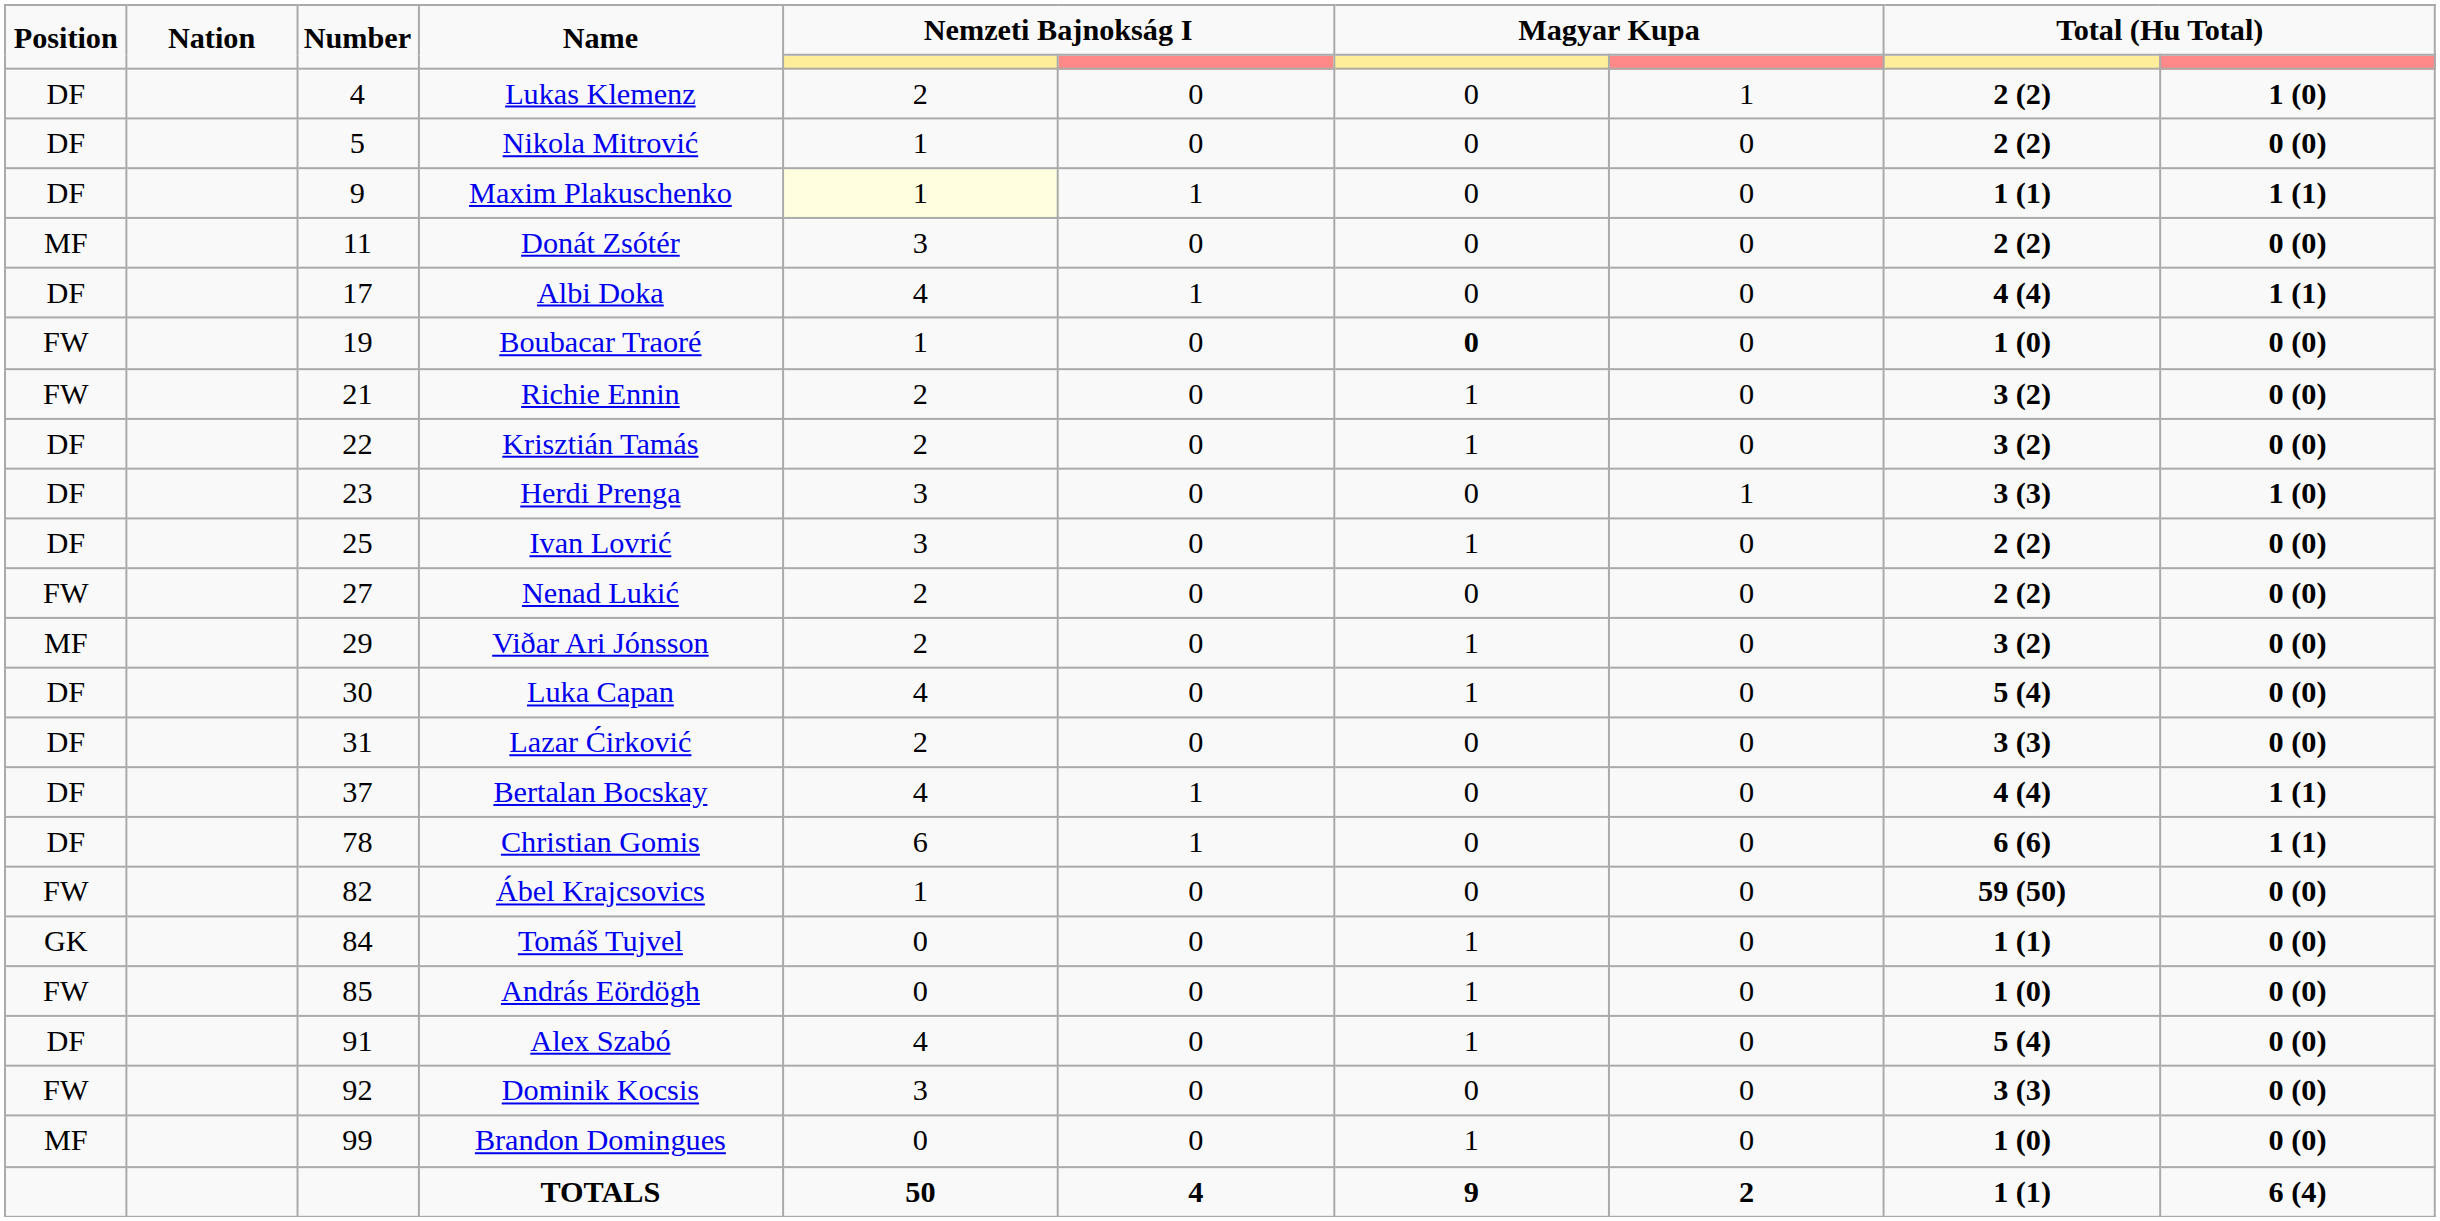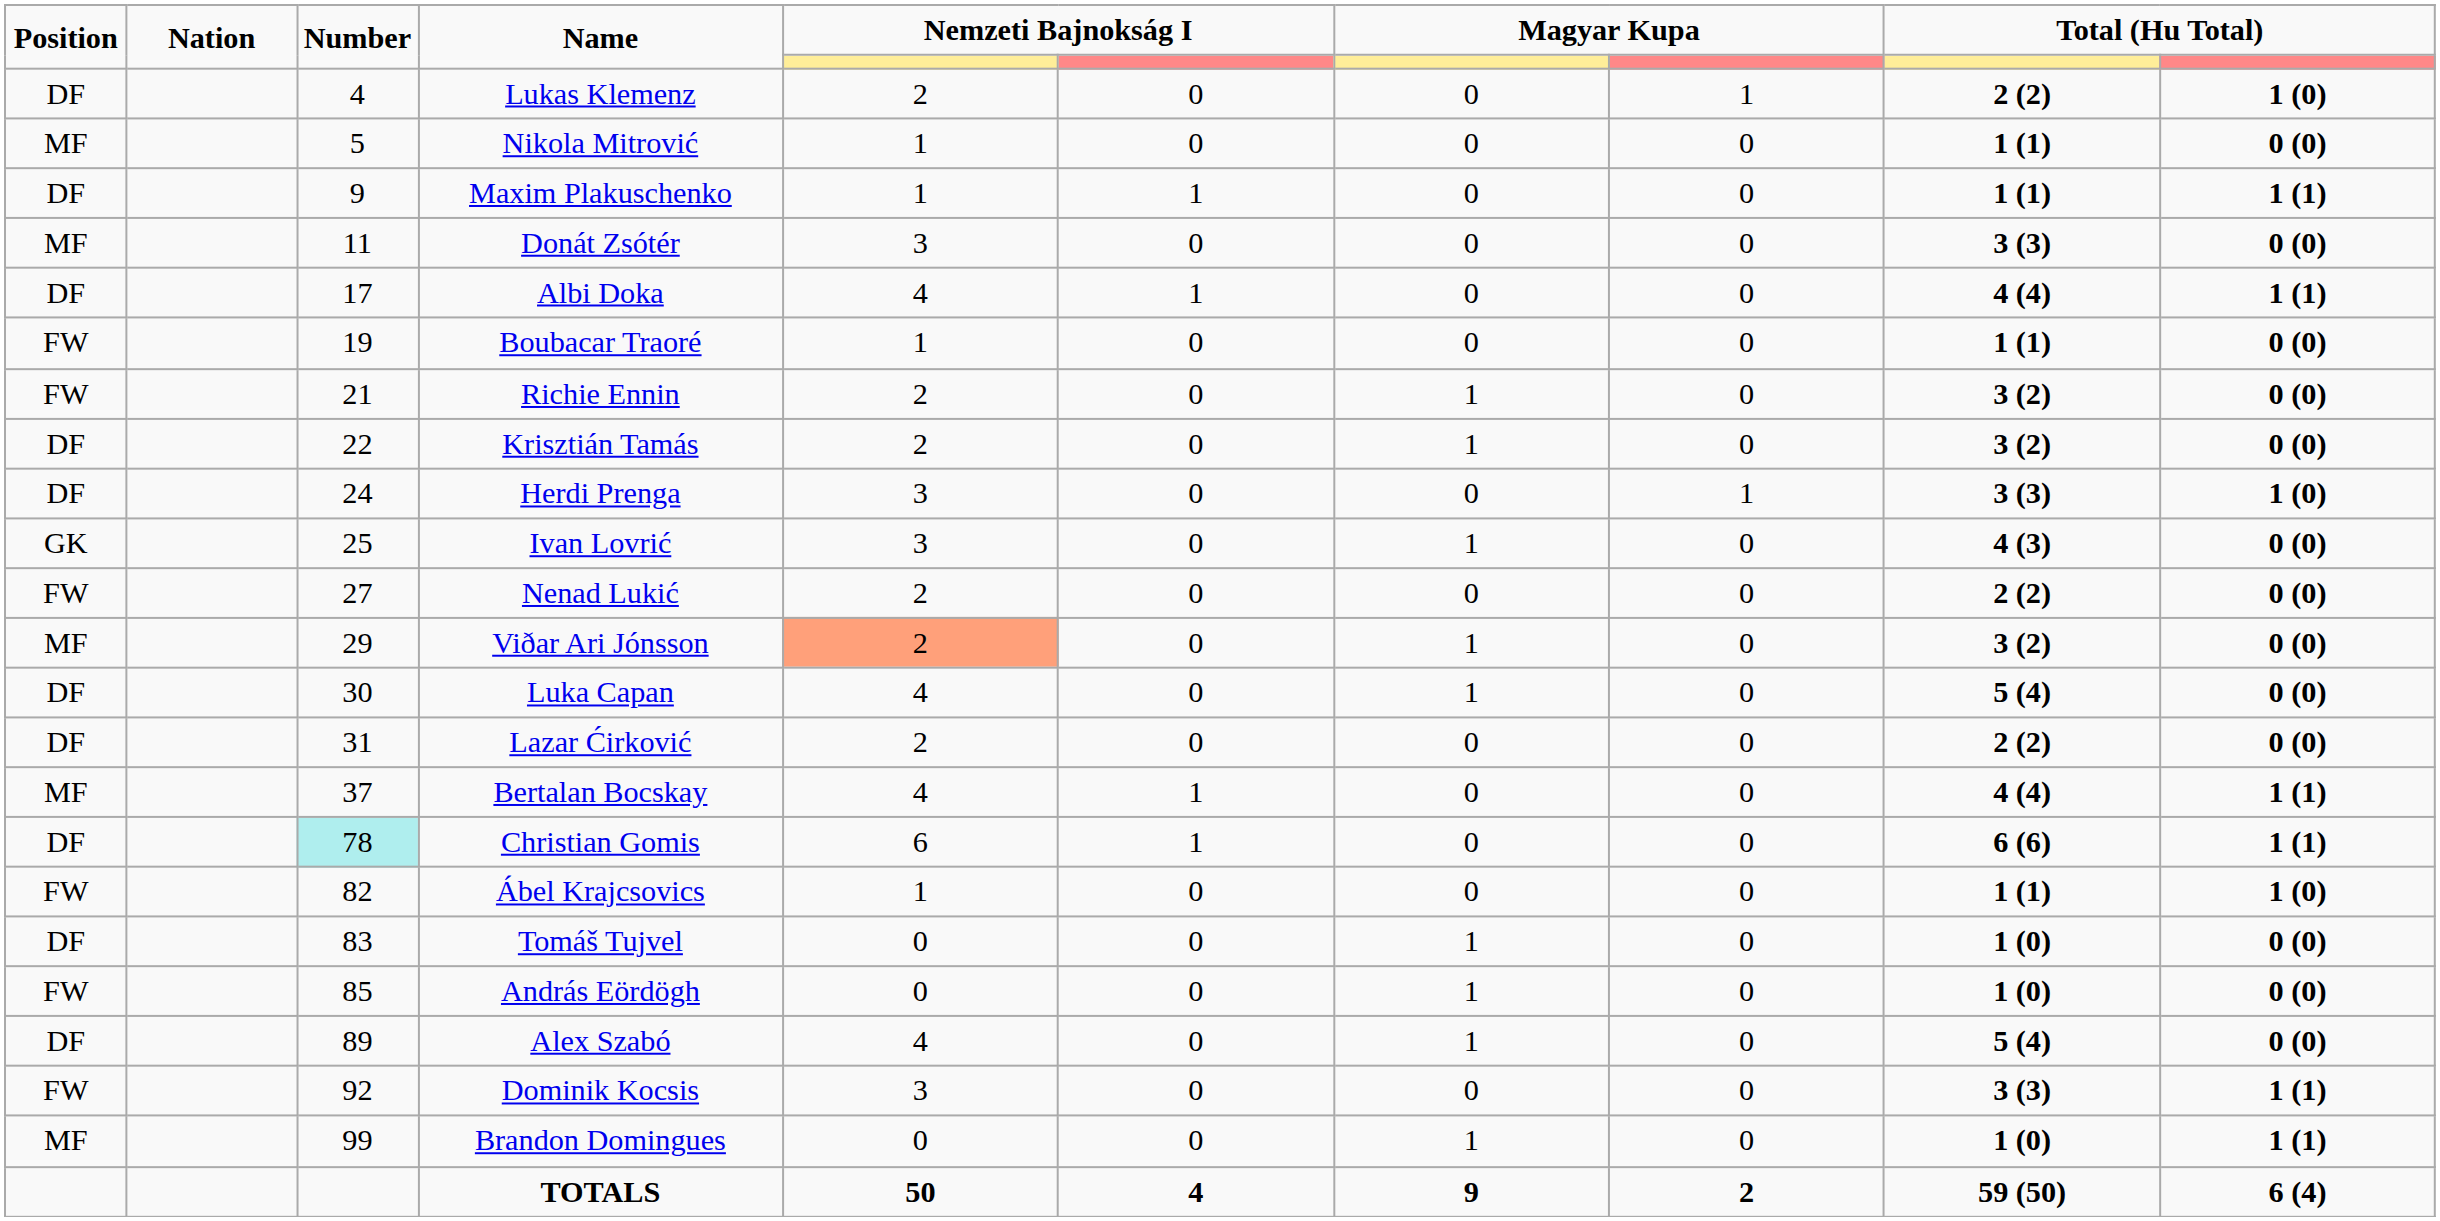(66, 143) DF -> (66, 143) MF
(2022, 143) 2 (2) -> (2022, 143) 1 (1)
(920, 193) lightyellow background -> (920, 193) no background
(2022, 243) 2 (2) -> (2022, 243) 3 (3)
(1471, 342) bold -> (1471, 342) normal
(2022, 342) 1 (0) -> (2022, 342) 1 (1)
(357, 492) 23 -> (357, 492) 24
(66, 542) DF -> (66, 542) GK
(2022, 542) 2 (2) -> (2022, 542) 4 (3)
(920, 642) no background -> (920, 642) lightsalmon background
(2022, 741) 3 (3) -> (2022, 741) 2 (2)
(66, 791) DF -> (66, 791) MF
(357, 841) no background -> (357, 841) paleturquoise background
(2022, 891) 59 (50) -> (2022, 891) 1 (1)
(2298, 891) 0 (0) -> (2298, 891) 1 (0)
(66, 941) GK -> (66, 941) DF
(357, 941) 84 -> (357, 941) 83
(2022, 941) 1 (1) -> (2022, 941) 1 (0)
(357, 1041) 91 -> (357, 1041) 89
(2298, 1091) 0 (0) -> (2298, 1091) 1 (1)
(2298, 1140) 0 (0) -> (2298, 1140) 1 (1)
(2022, 1190) 1 (1) -> (2022, 1190) 59 (50)
